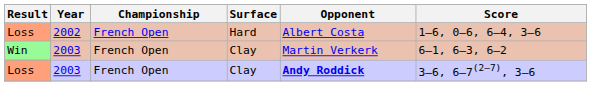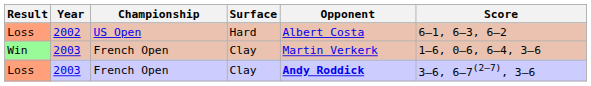(131, 32) French Open -> (117, 32) US Open
(480, 32) 1–6, 0–6, 6–4, 3–6 -> (463, 32) 6–1, 6–3, 6–2
(463, 51) 6–1, 6–3, 6–2 -> (480, 51) 1–6, 0–6, 6–4, 3–6
